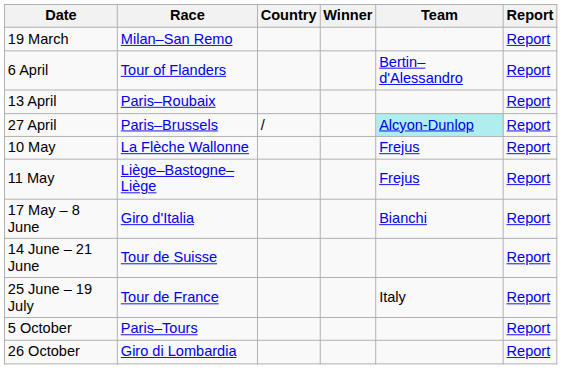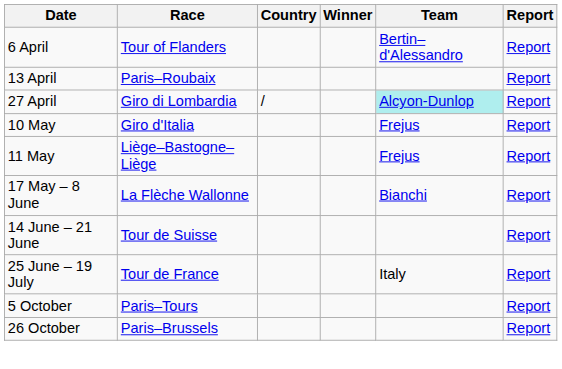- row: (38, 39)
(169, 124) Paris–Brussels -> (179, 101) Giro di Lombardia
(185, 147) La Flèche Wallonne -> (157, 124) Giro d'Italia
(157, 218) Giro d'Italia -> (185, 195) La Flèche Wallonne
(179, 351) Giro di Lombardia -> (169, 328) Paris–Brussels
